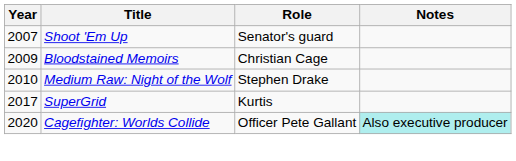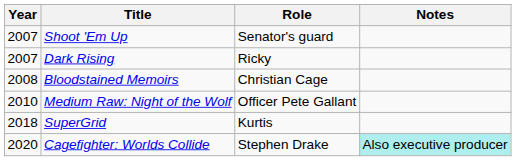+ row: (79, 58)
(23, 58) 2009 -> (23, 79) 2008
(283, 79) Stephen Drake -> (297, 101) Officer Pete Gallant
(23, 101) 2017 -> (23, 123) 2018
(297, 123) Officer Pete Gallant -> (283, 144) Stephen Drake
